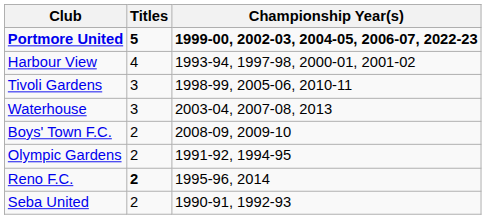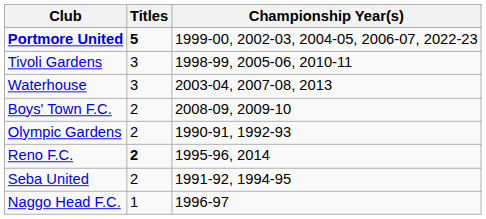(326, 39) bold -> (326, 39) normal
- row: (52, 62)
(233, 156) 1991-92, 1994-95 -> (233, 132) 1990-91, 1992-93
(233, 202) 1990-91, 1992-93 -> (233, 179) 1991-92, 1994-95
+ row: (64, 202)
